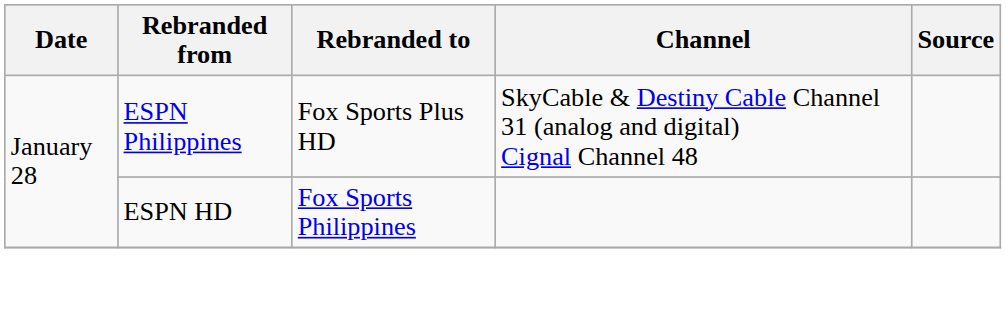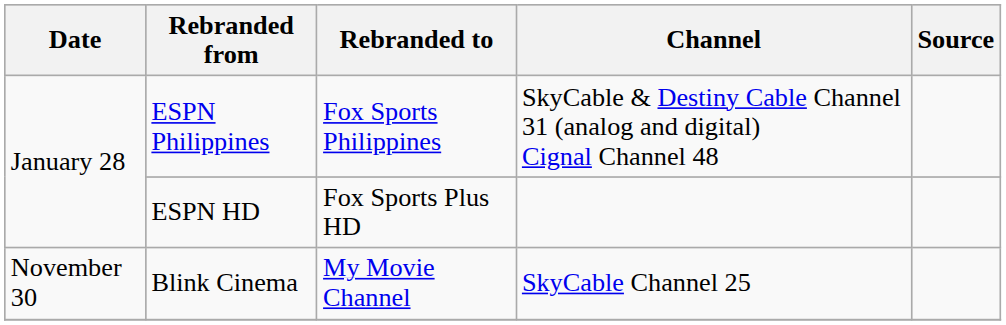(381, 125) Fox Sports Plus HD -> (382, 125) Fox Sports Philippines
(357, 211) Fox Sports Philippines -> (406, 211) Fox Sports Plus HD
+ row: (225, 282)
